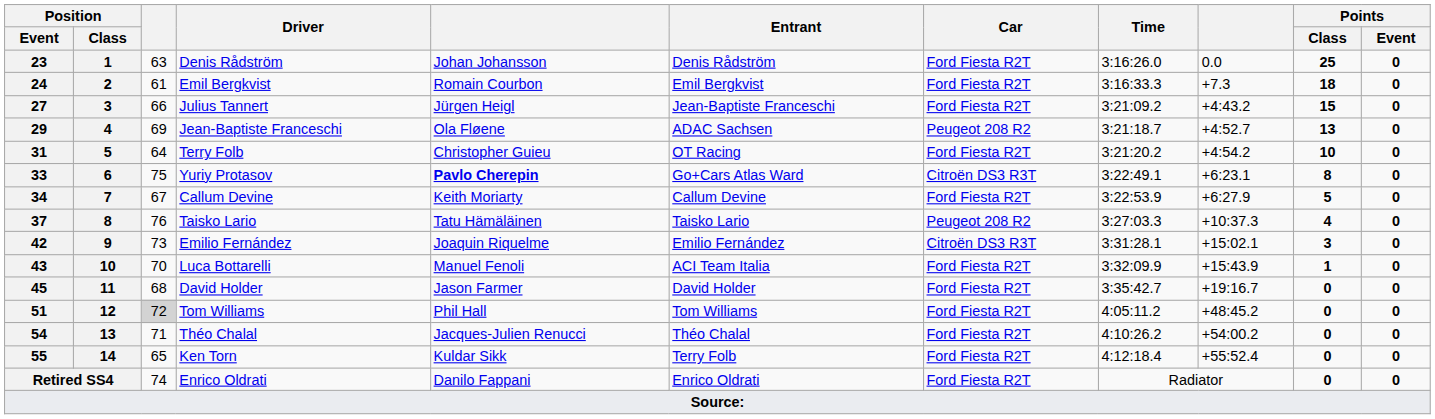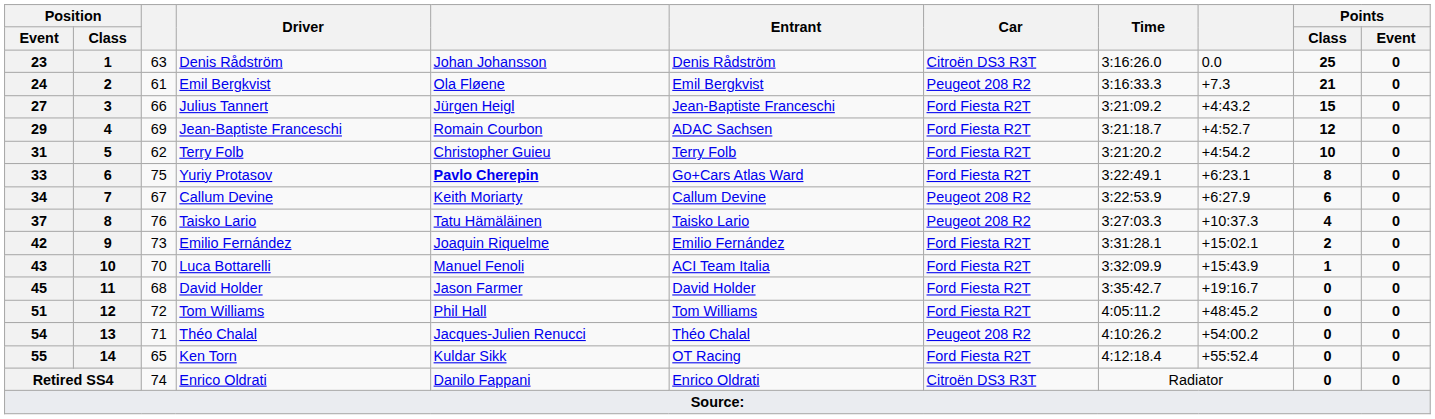(979, 61) Ford Fiesta R2T -> (981, 61) Citroën DS3 R3T
(488, 84) Romain Courbon -> (469, 84) Ola Fløene
(979, 84) Ford Fiesta R2T -> (979, 84) Peugeot 208 R2
(1327, 84) 18 -> (1327, 84) 21
(469, 129) Ola Fløene -> (488, 129) Romain Courbon
(979, 129) Peugeot 208 R2 -> (979, 129) Ford Fiesta R2T
(1327, 129) 13 -> (1327, 129) 12
(159, 152) 64 -> (159, 152) 62
(707, 152) OT Racing -> (704, 152) Terry Folb
(981, 175) Citroën DS3 R3T -> (979, 175) Ford Fiesta R2T
(979, 197) Ford Fiesta R2T -> (979, 197) Peugeot 208 R2
(1327, 197) 5 -> (1327, 197) 6
(981, 243) Citroën DS3 R3T -> (979, 243) Ford Fiesta R2T
(1327, 243) 3 -> (1327, 243) 2
(159, 311) lightgrey background -> (159, 311) no background
(979, 334) Ford Fiesta R2T -> (979, 334) Peugeot 208 R2
(704, 356) Terry Folb -> (707, 356) OT Racing
(979, 379) Ford Fiesta R2T -> (981, 379) Citroën DS3 R3T
